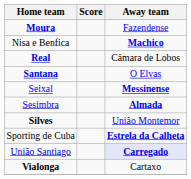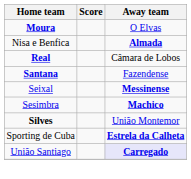(146, 27) Fazendense -> (146, 27) O Elvas
(146, 43) Machico -> (146, 43) Almada
(146, 74) O Elvas -> (146, 74) Fazendense
(146, 105) Almada -> (146, 105) Machico
- row: (41, 167)
